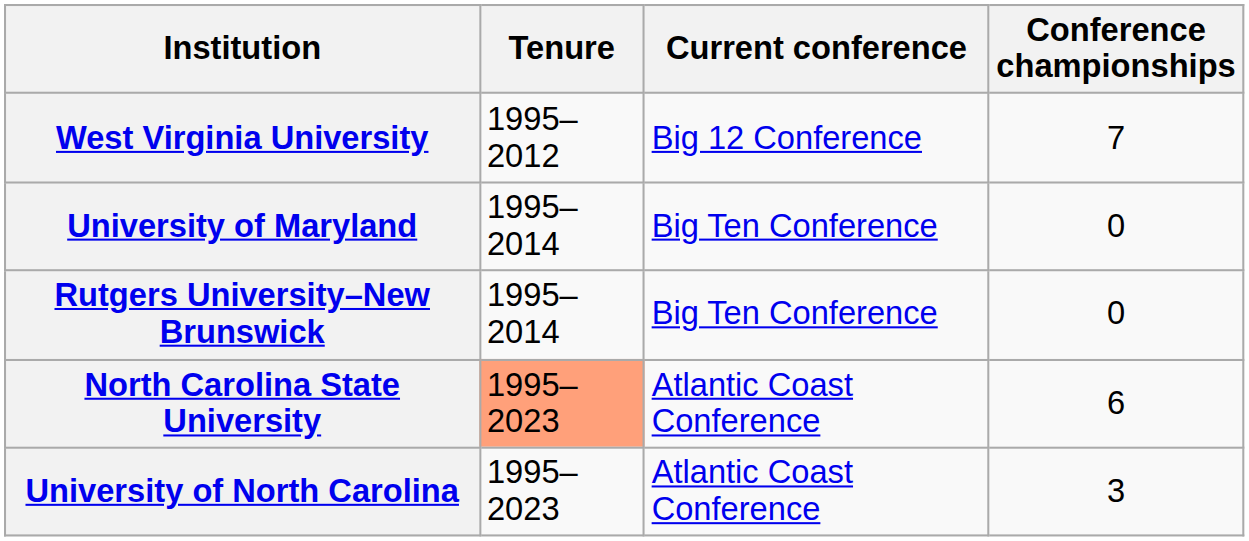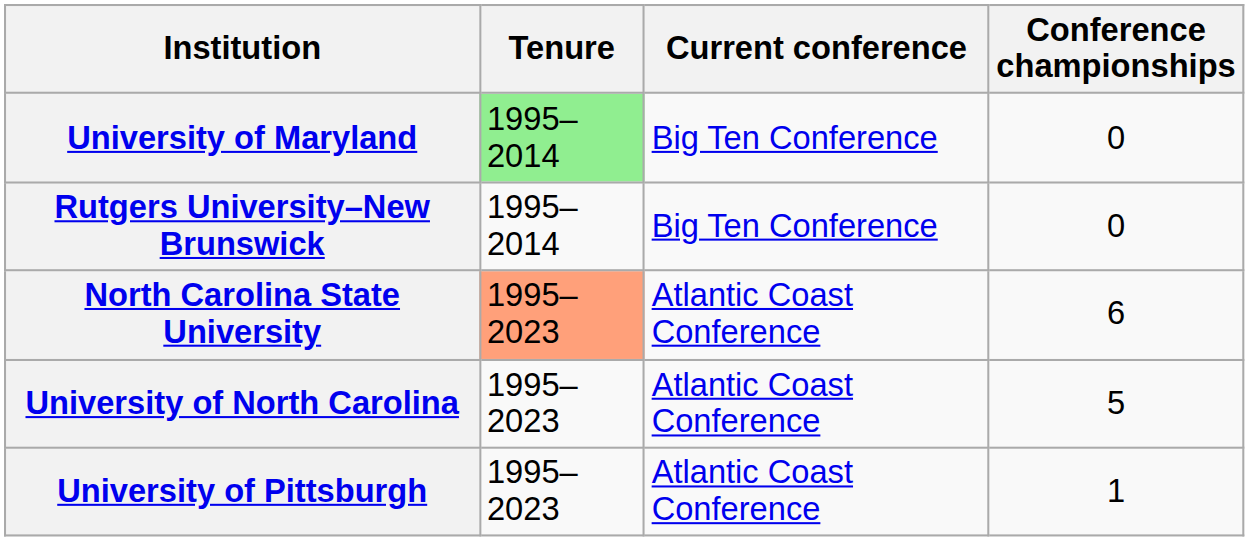- row: (242, 137)
(532, 225) no background -> (532, 137) lightgreen background
(1116, 491) 3 -> (1116, 402) 5
+ row: (242, 491)
